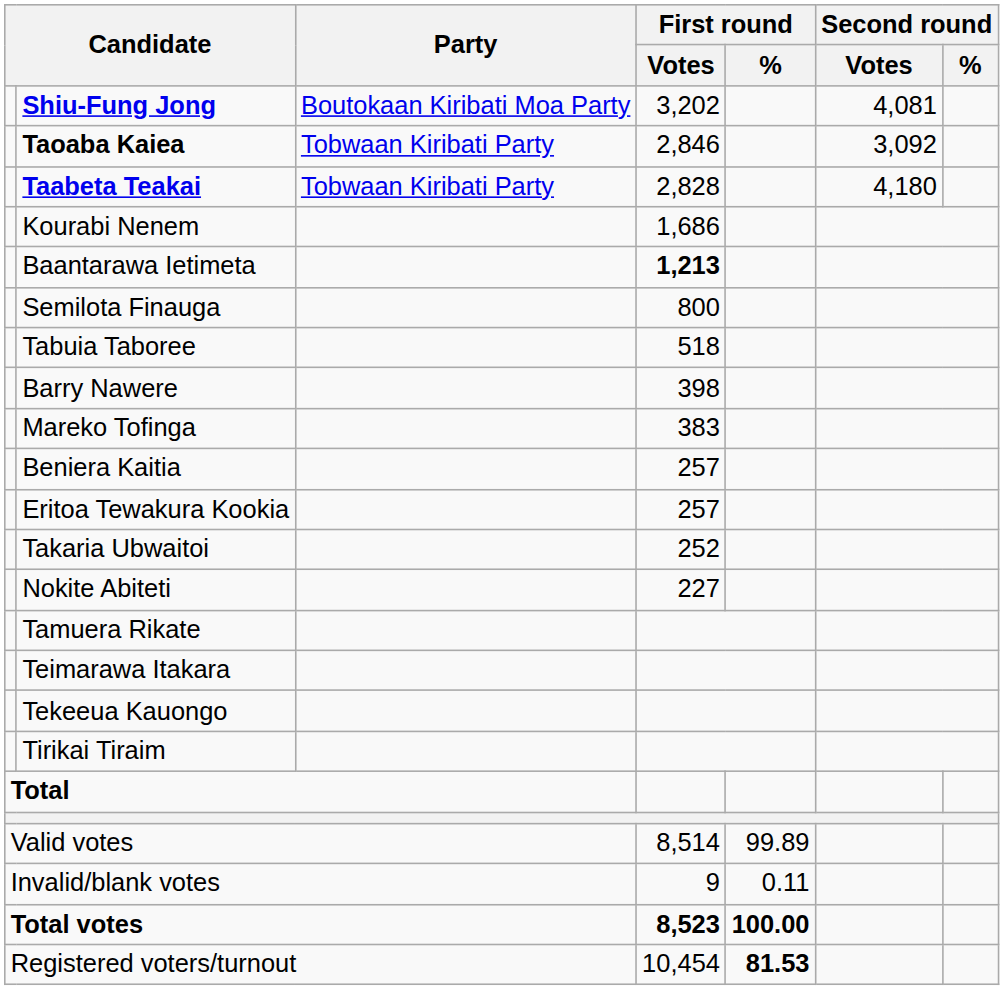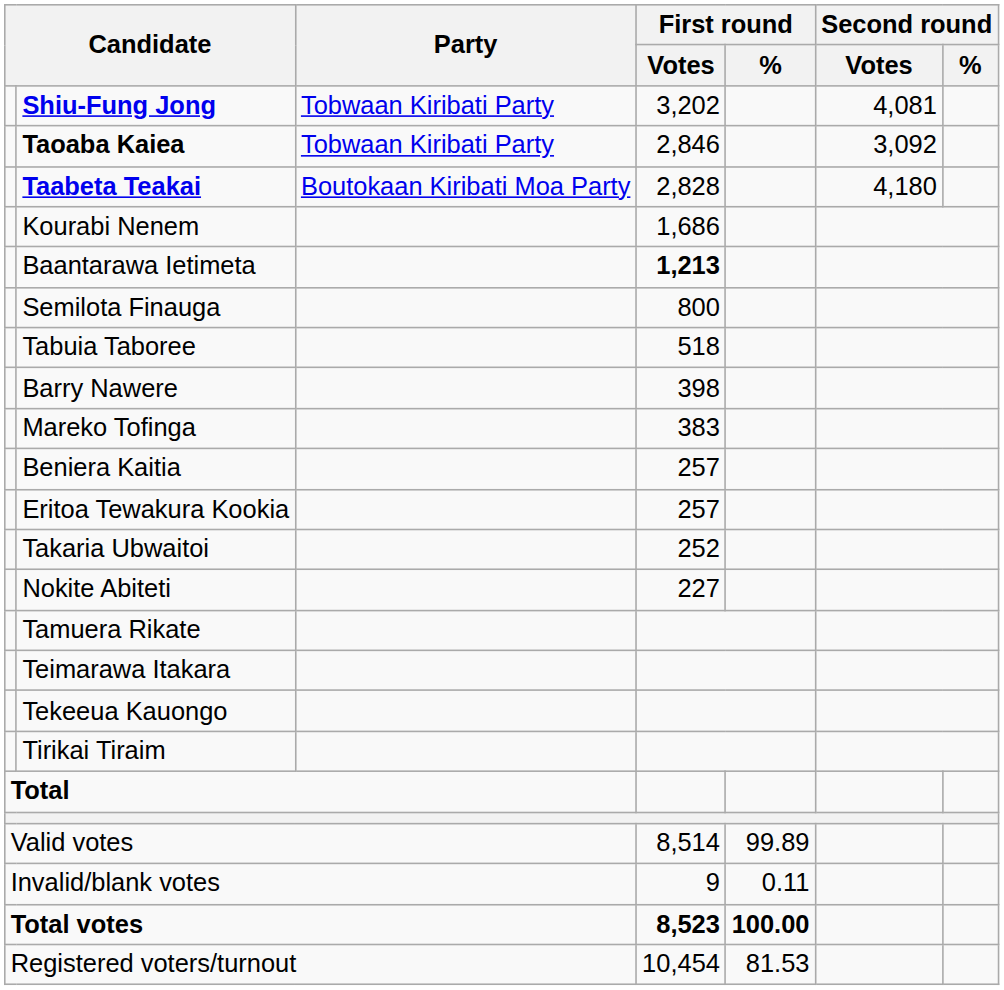(466, 105) Boutokaan Kiribati Moa Party -> (427, 105) Tobwaan Kiribati Party
(427, 186) Tobwaan Kiribati Party -> (466, 186) Boutokaan Kiribati Moa Party
(778, 964) bold -> (778, 964) normal
